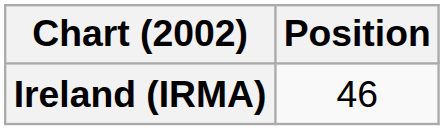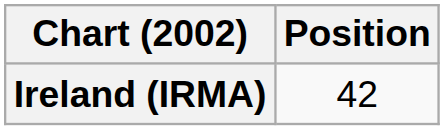(357, 93) 46 -> (357, 93) 42
